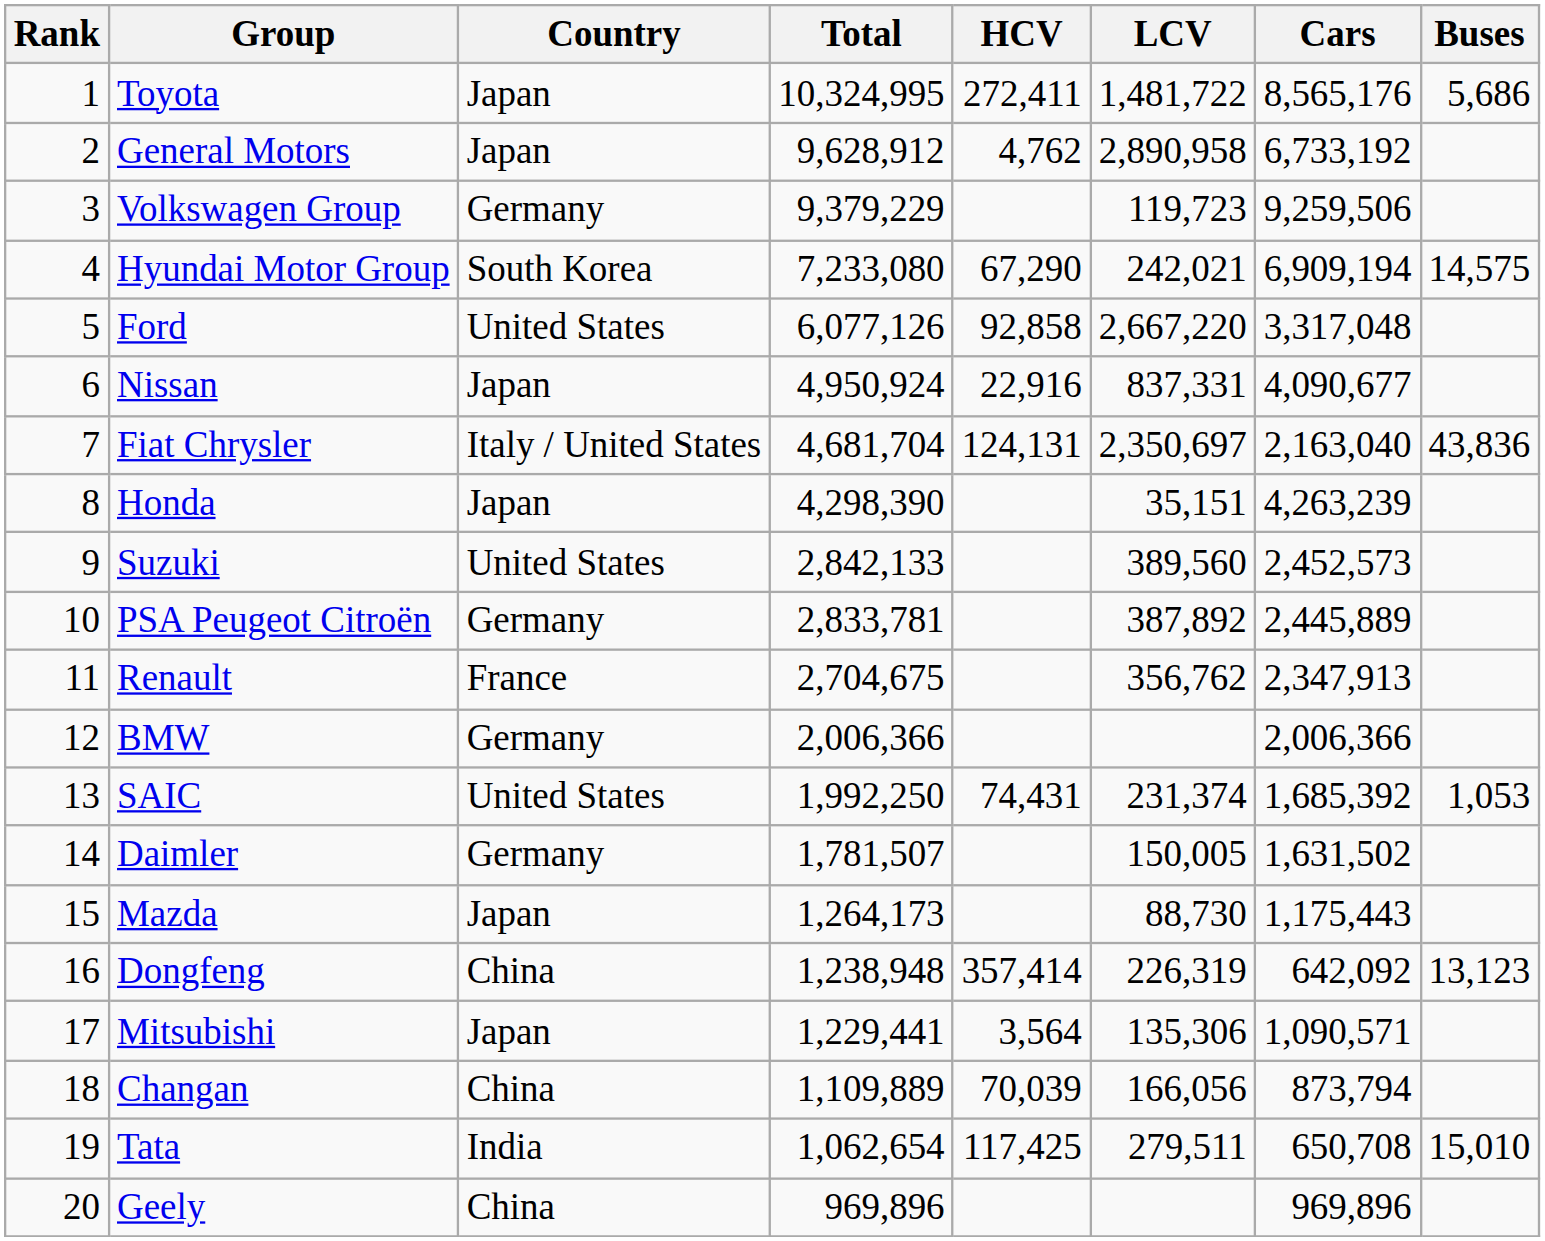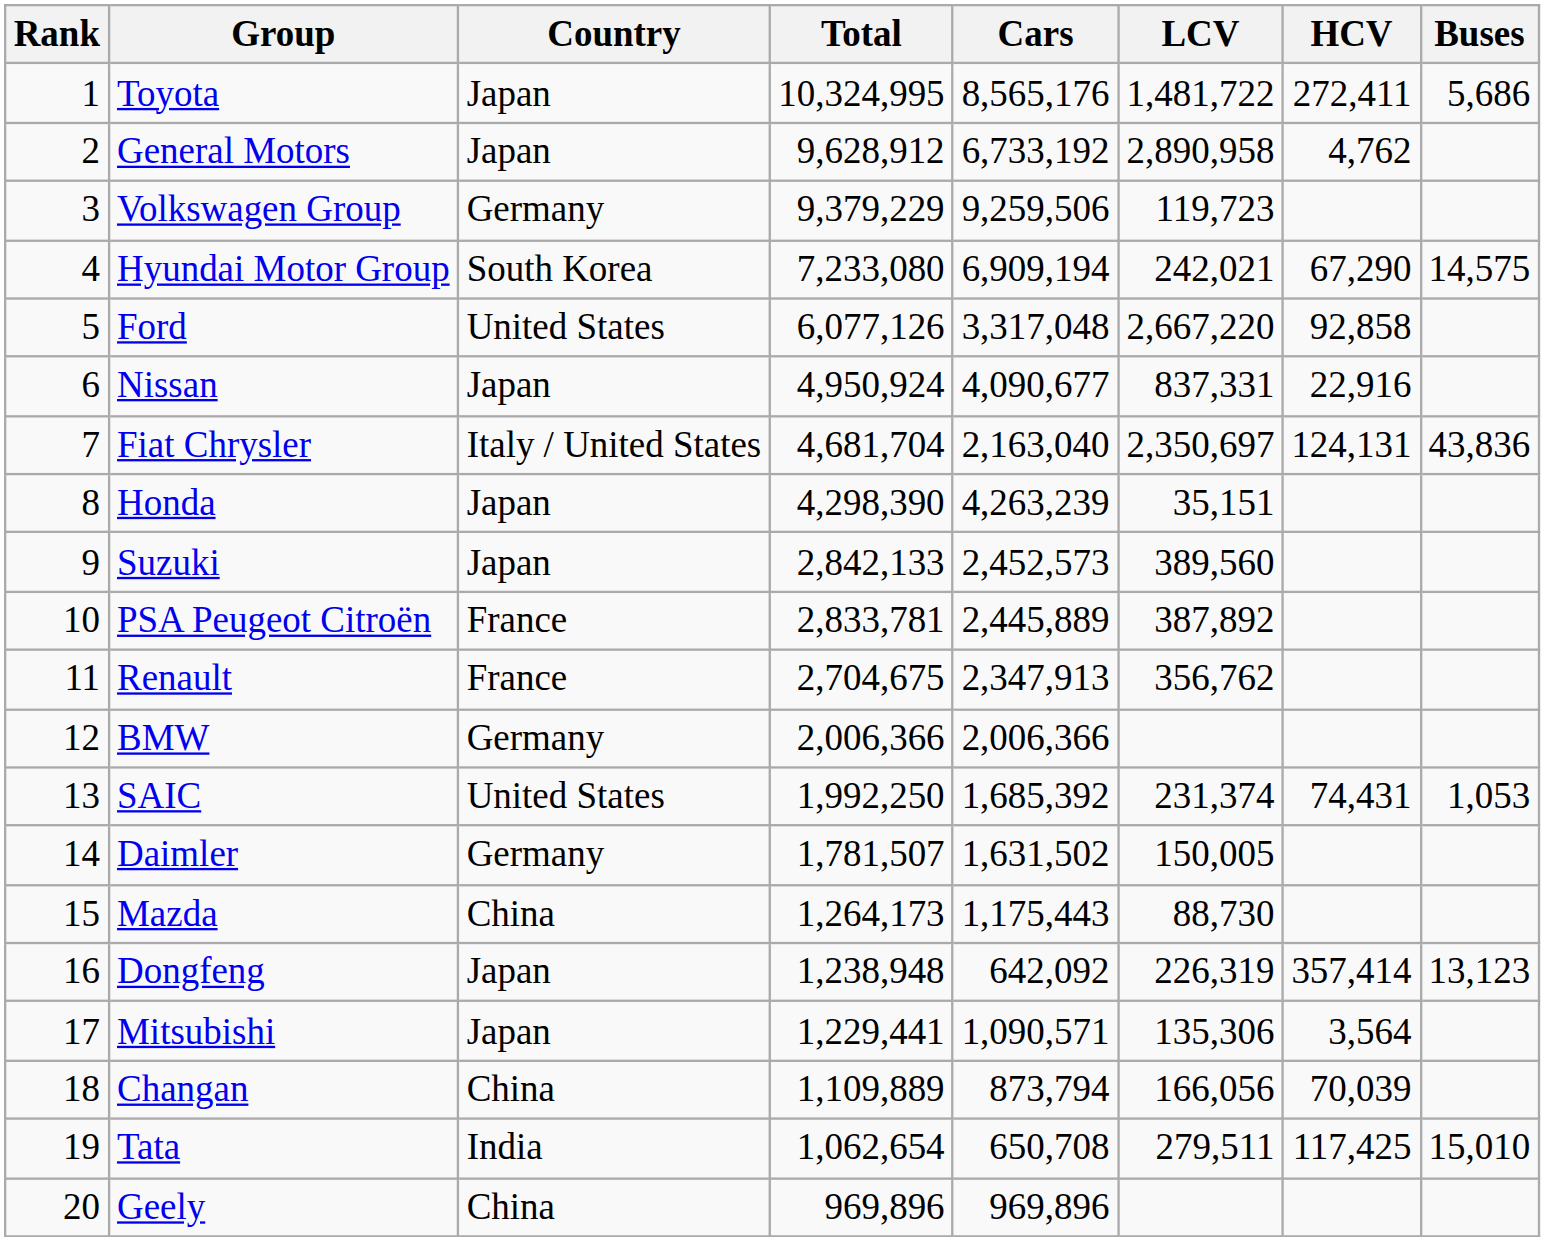columns swapped: (1338, 33) <-> (1022, 33)
(566, 561) United States -> (509, 561) Japan
(535, 619) Germany -> (517, 619) France
(509, 913) Japan -> (511, 913) China
(511, 971) China -> (509, 971) Japan
